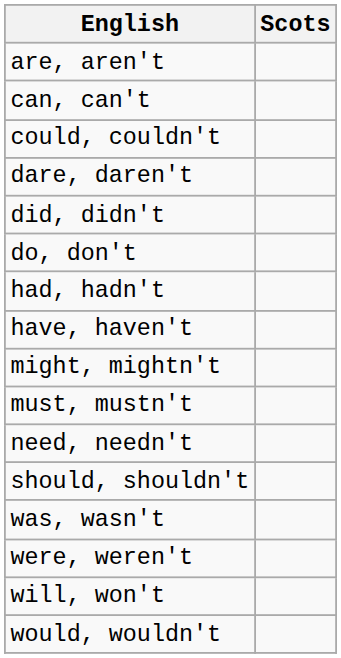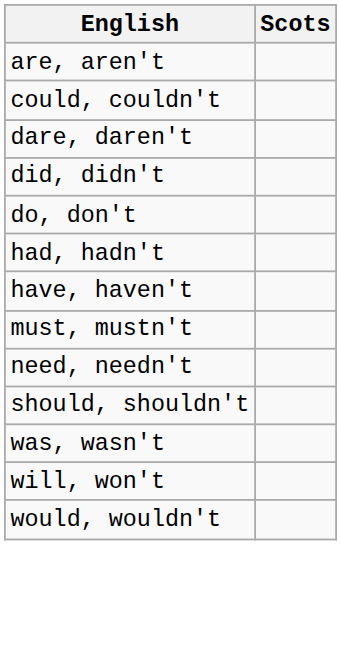- row: (81, 100)
- row: (116, 367)
- row: (102, 558)
